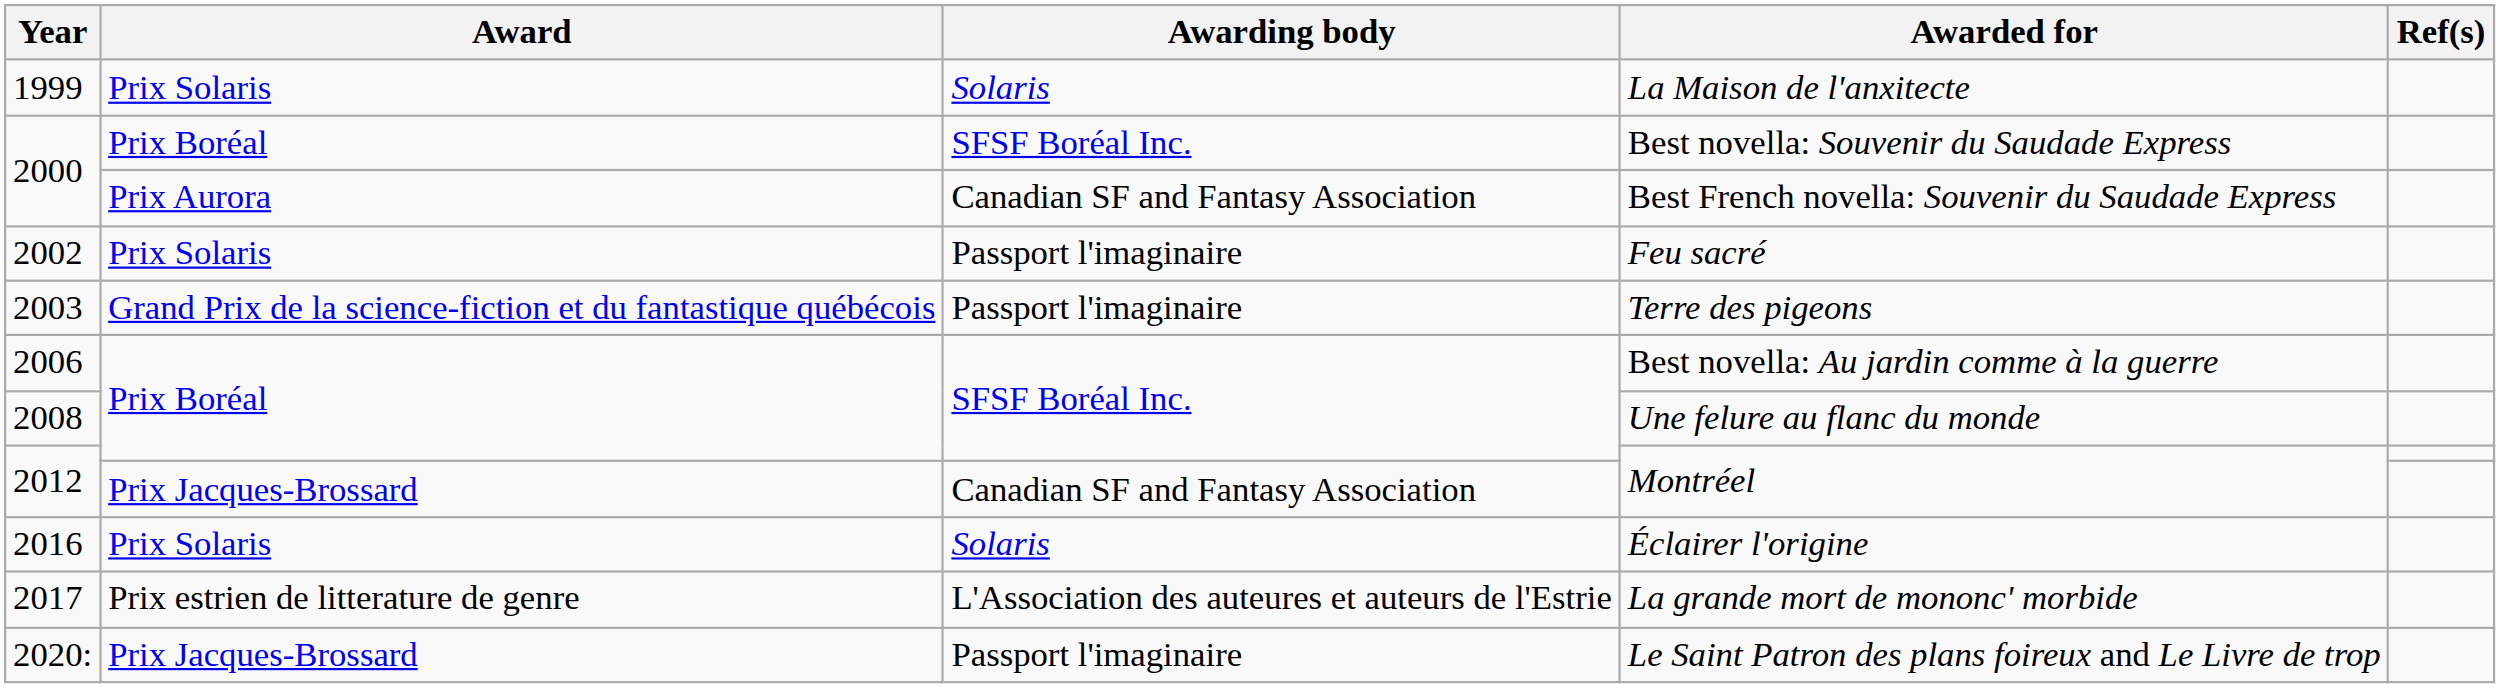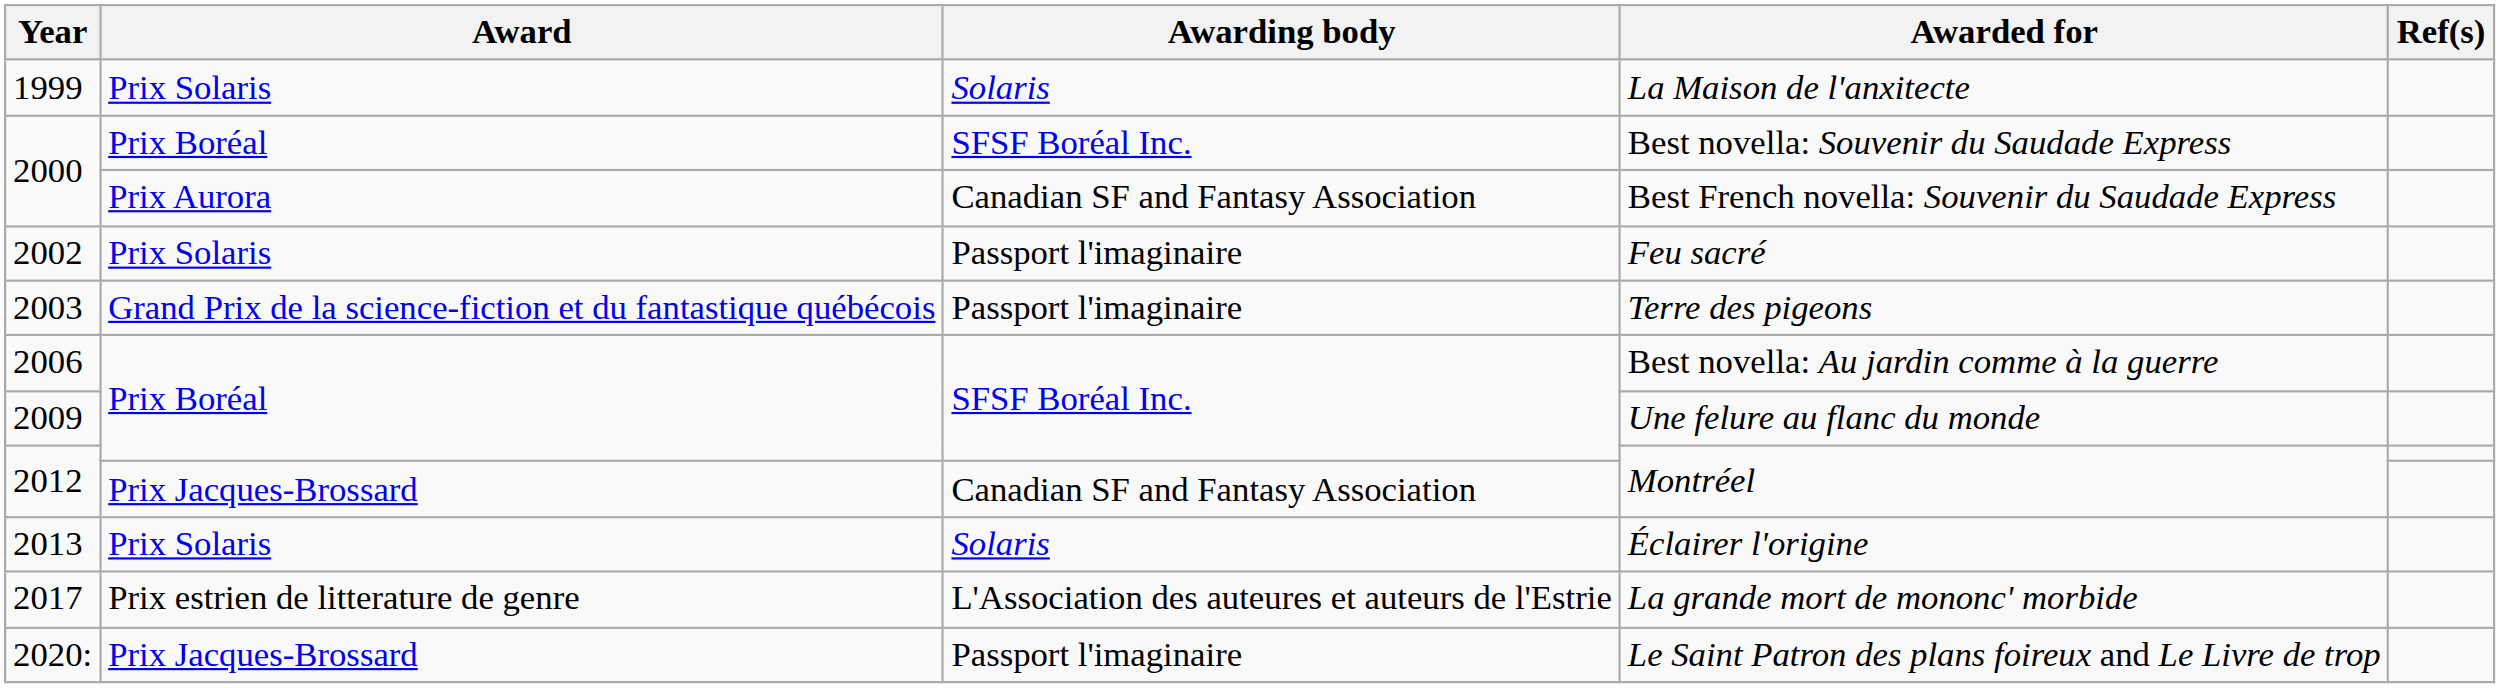(48, 417) 2008 -> (48, 417) 2009
(48, 543) 2016 -> (48, 543) 2013
